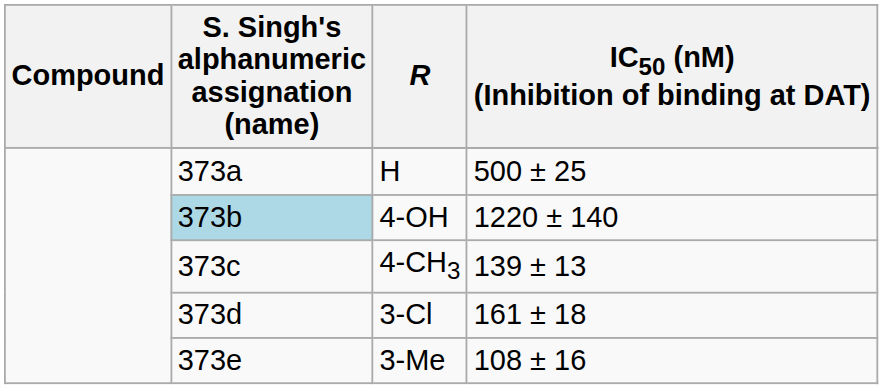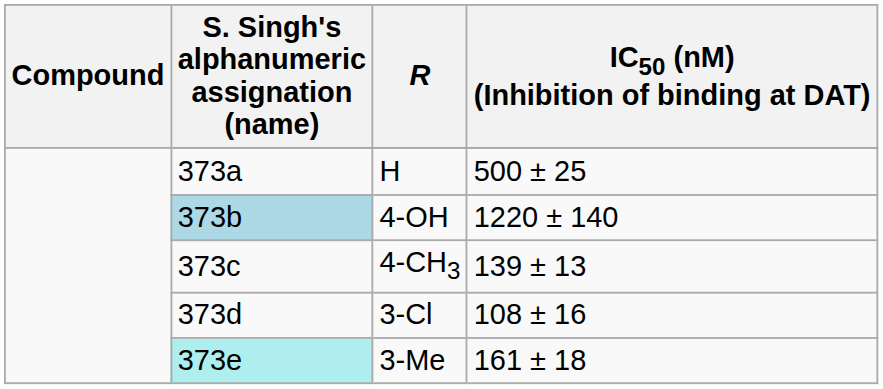(530, 314) 161 ± 18 -> (530, 314) 108 ± 16
(210, 360) no background -> (210, 360) paleturquoise background
(530, 360) 108 ± 16 -> (530, 360) 161 ± 18
